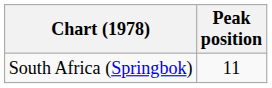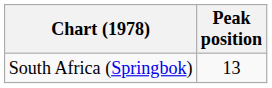(232, 67) 11 -> (232, 67) 13
